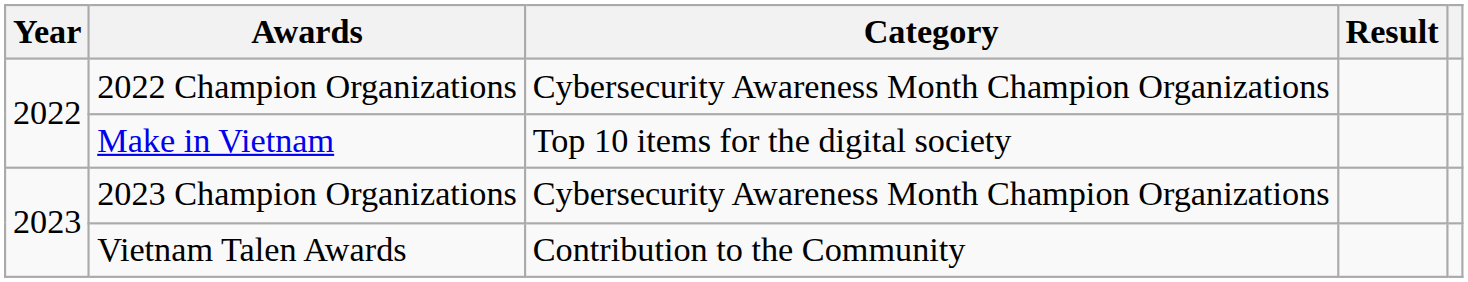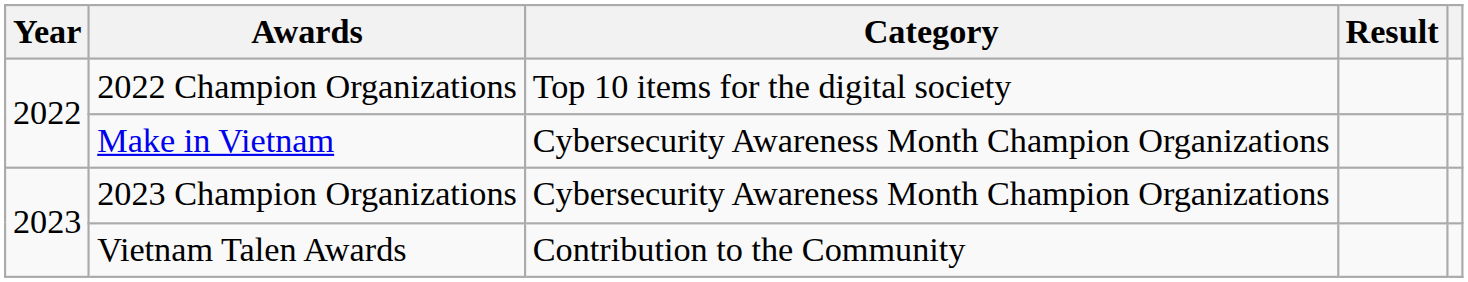(931, 85) Cybersecurity Awareness Month Champion Organizations -> (772, 85) Top 10 items for the digital society
(772, 140) Top 10 items for the digital society -> (931, 140) Cybersecurity Awareness Month Champion Organizations
